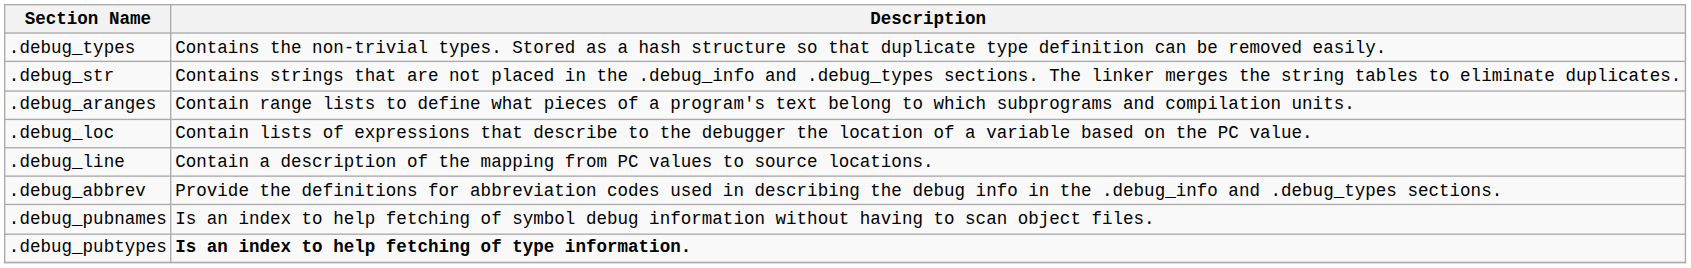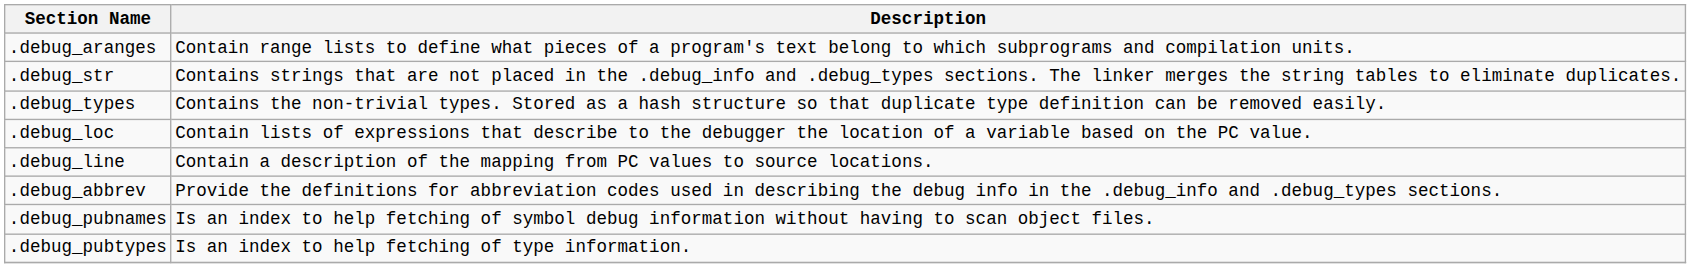rows swapped: (72, 48) <-> (83, 105)
(433, 248) bold -> (433, 248) normal
